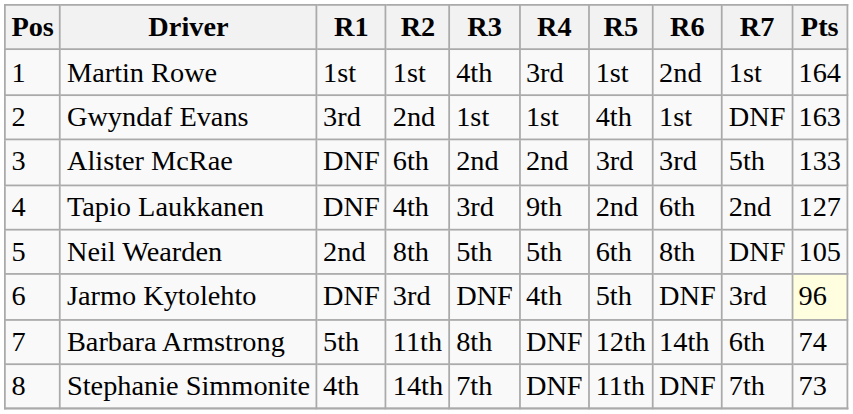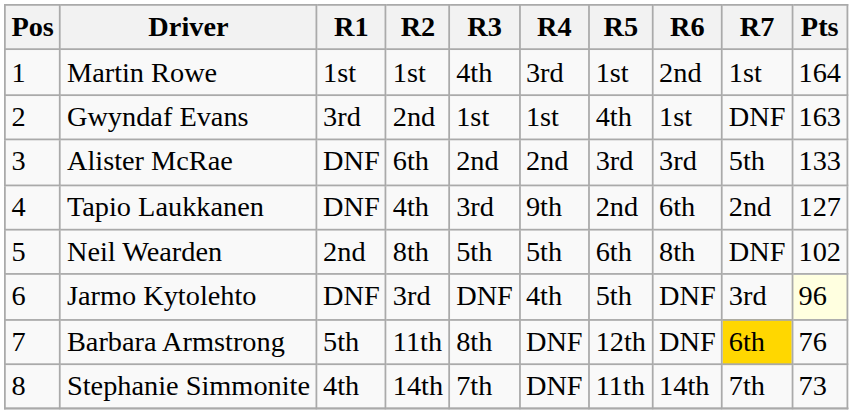(820, 251) 105 -> (820, 251) 102
(684, 341) 14th -> (687, 341) DNF
(747, 341) no background -> (747, 341) gold background
(813, 341) 74 -> (813, 341) 76
(687, 386) DNF -> (684, 386) 14th
